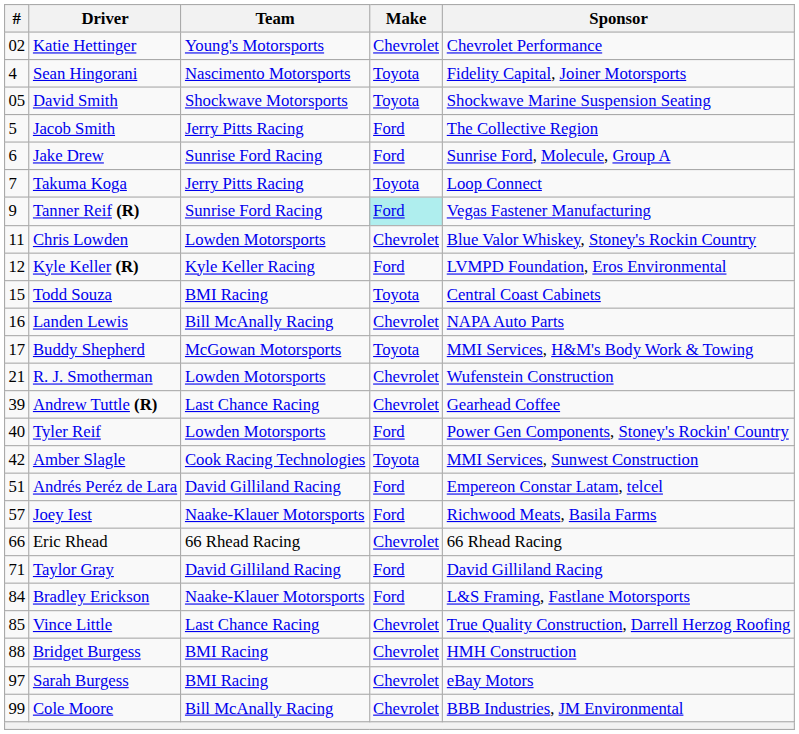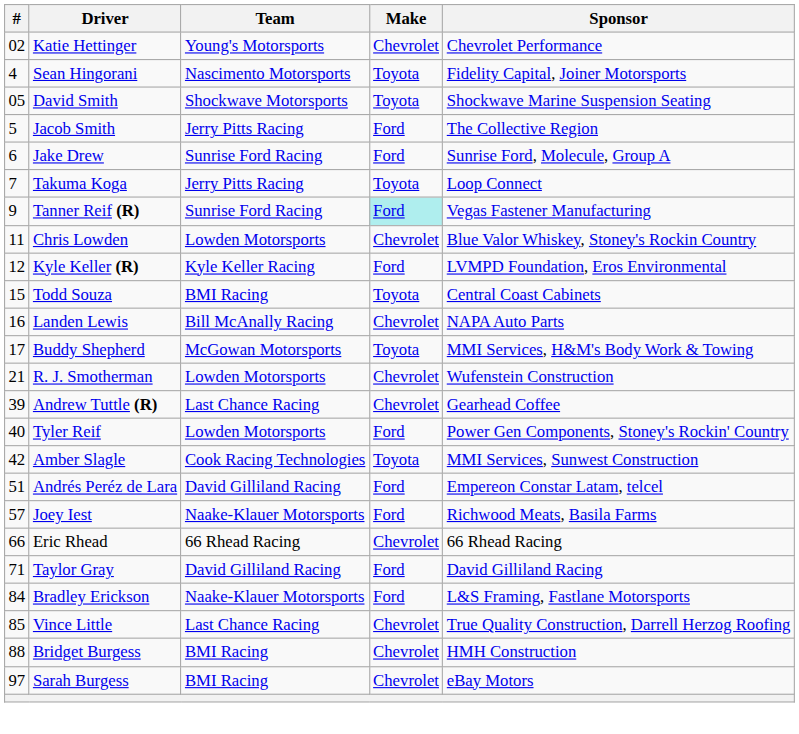- row: (73, 707)
